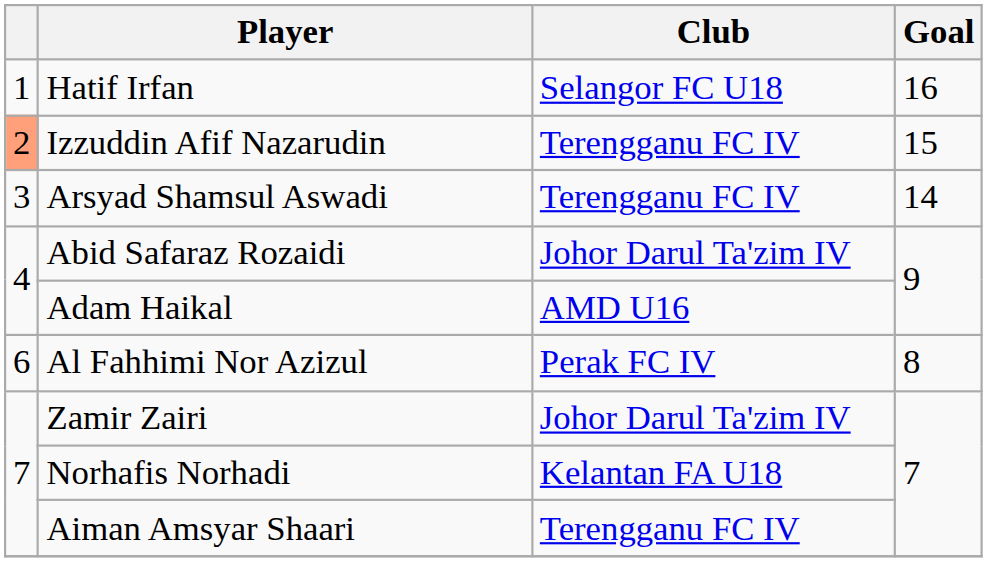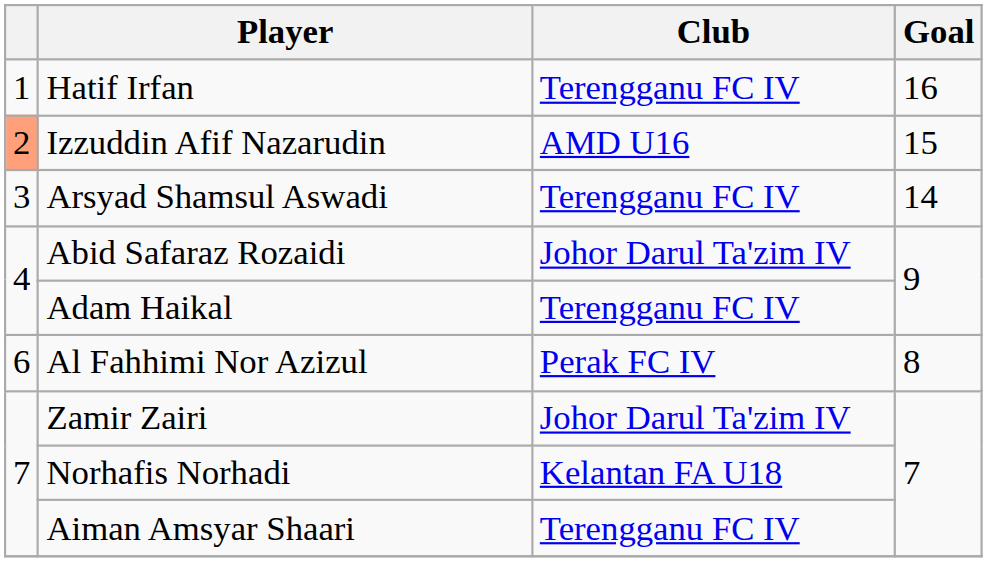(661, 87) Selangor FC U18 -> (670, 87) Terengganu FC IV
(670, 142) Terengganu FC IV -> (615, 142) AMD U16
(615, 307) AMD U16 -> (670, 307) Terengganu FC IV
